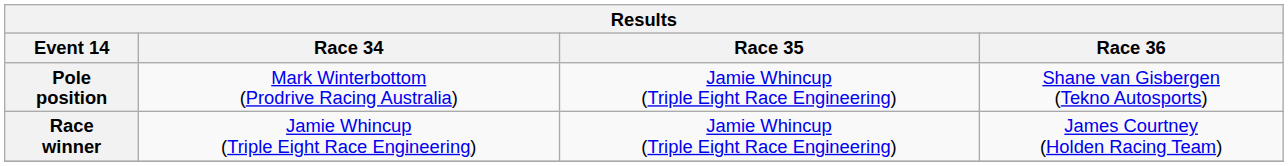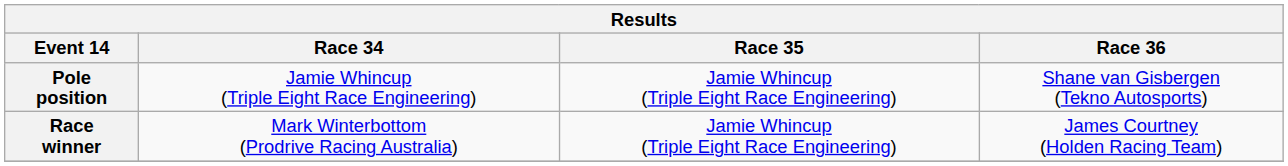(349, 87) Mark Winterbottom (Prodrive Racing Australia) -> (349, 87) Jamie Whincup (Triple Eight Race Engineering)
(349, 136) Jamie Whincup (Triple Eight Race Engineering) -> (349, 136) Mark Winterbottom (Prodrive Racing Australia)
